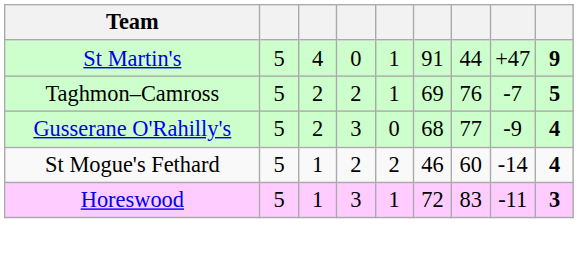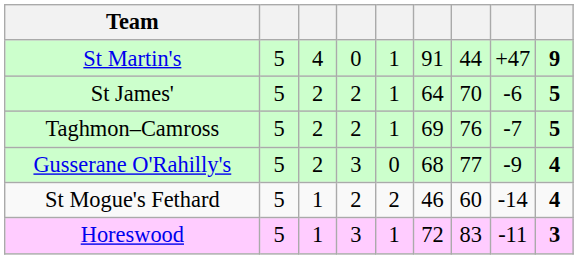+ row: (132, 93)
